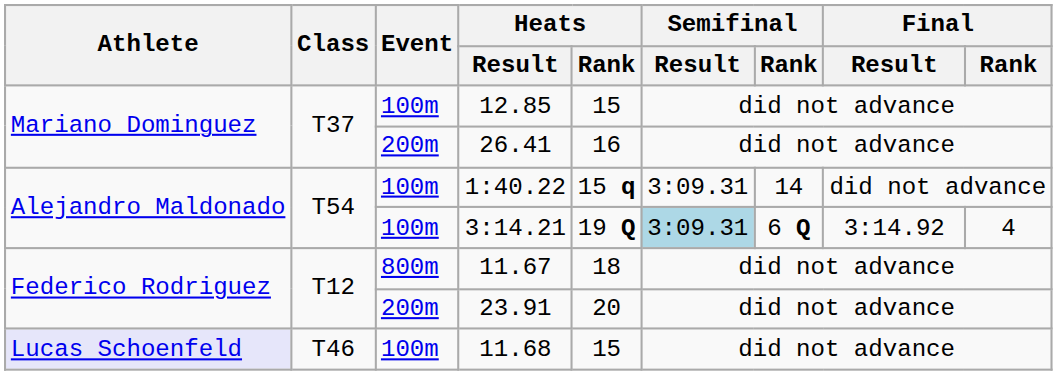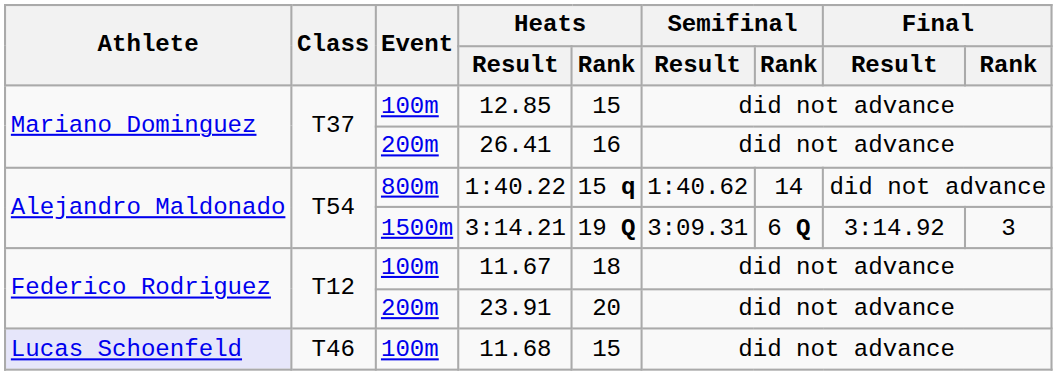(410, 187) 100m -> (410, 187) 800m
(698, 187) 3:09.31 -> (698, 187) 1:40.62
(410, 227) 100m -> (417, 227) 1500m
(698, 227) lightblue background -> (698, 227) no background
(1008, 227) 4 -> (1008, 227) 3
(410, 268) 800m -> (410, 268) 100m
